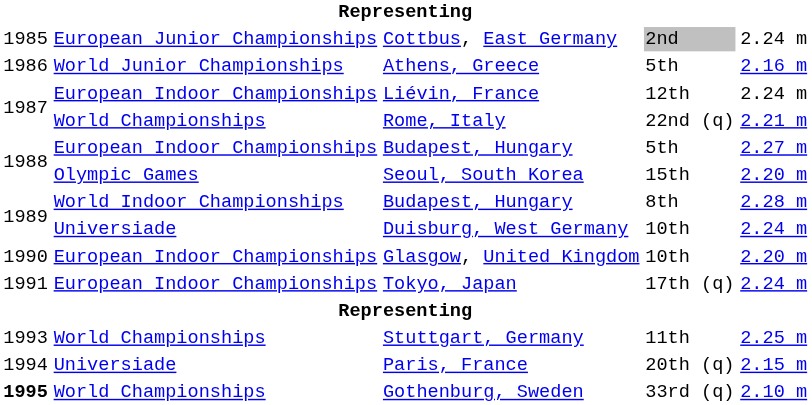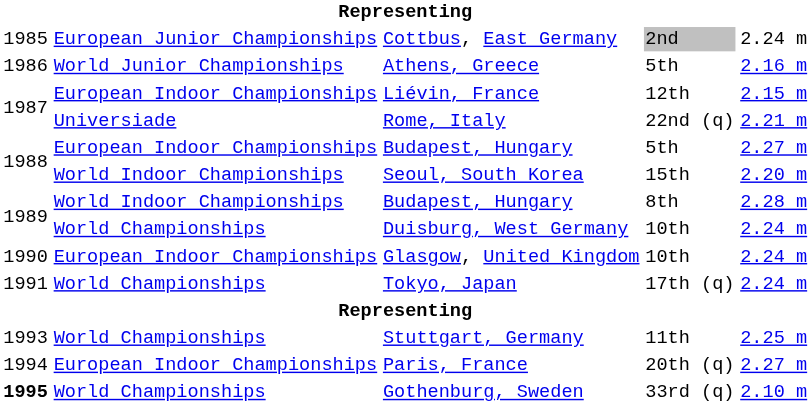(774, 94) 2.24 m -> (774, 94) 2.15 m
(160, 121) World Championships -> (115, 121) Universiade
(126, 175) Olympic Games -> (199, 175) World Indoor Championships
(115, 229) Universiade -> (160, 229) World Championships
(774, 257) 2.20 m -> (774, 257) 2.24 m
(215, 284) European Indoor Championships -> (160, 284) World Championships
(115, 365) Universiade -> (215, 365) European Indoor Championships
(774, 365) 2.15 m -> (774, 365) 2.27 m
